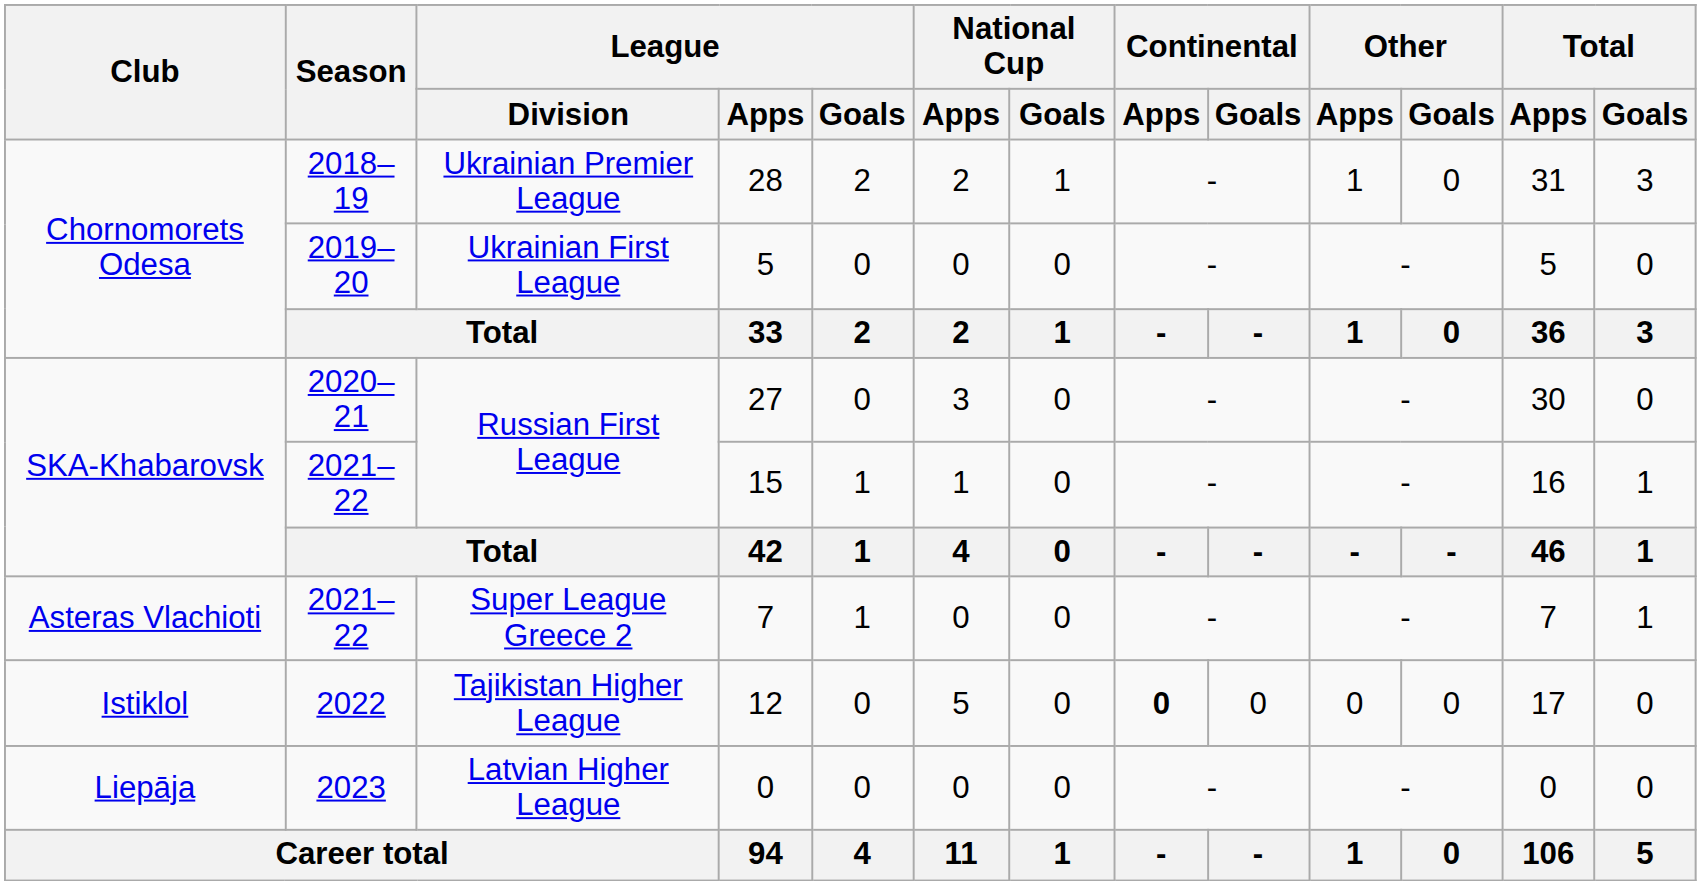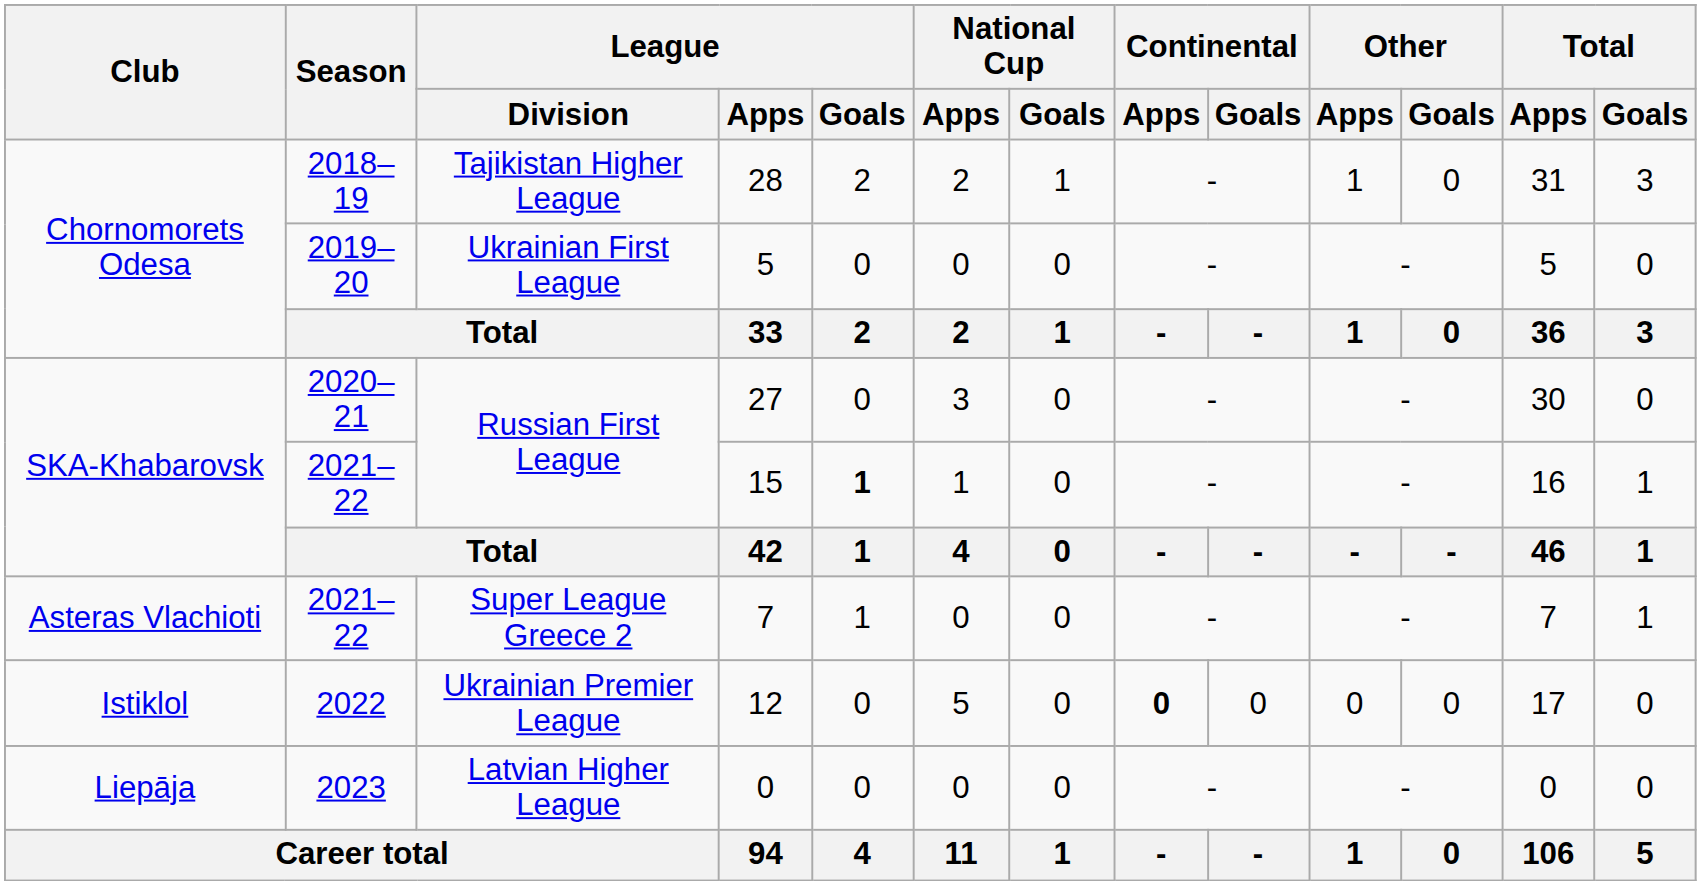(568, 180) Ukrainian Premier League -> (568, 180) Tajikistan Higher League
(862, 484) normal -> (862, 484) bold
(568, 702) Tajikistan Higher League -> (568, 702) Ukrainian Premier League
